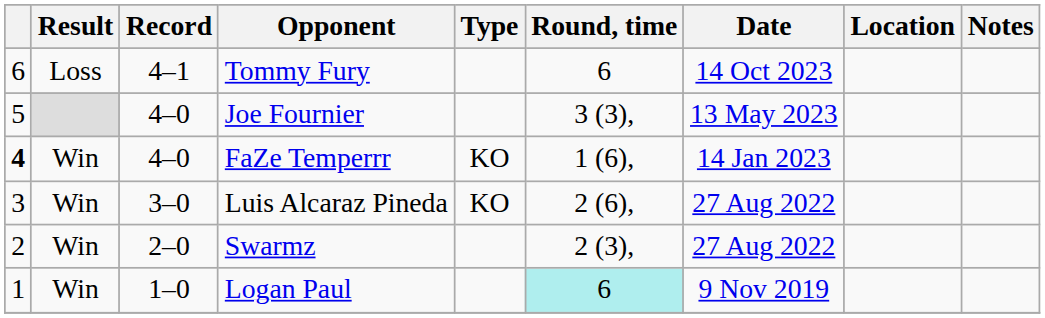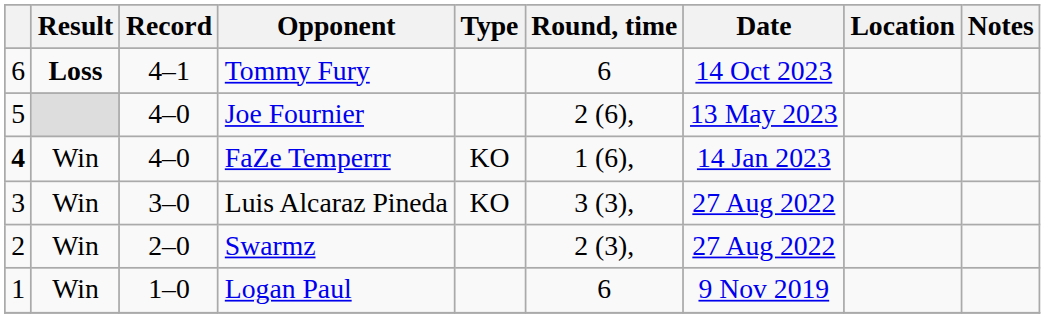(76, 70) normal -> (76, 70) bold
(604, 114) 3 (3), -> (604, 114) 2 (6),
(604, 202) 2 (6), -> (604, 202) 3 (3),
(604, 289) paleturquoise background -> (604, 289) no background
